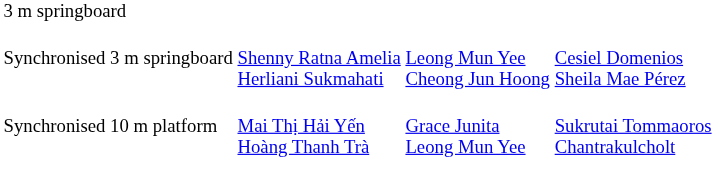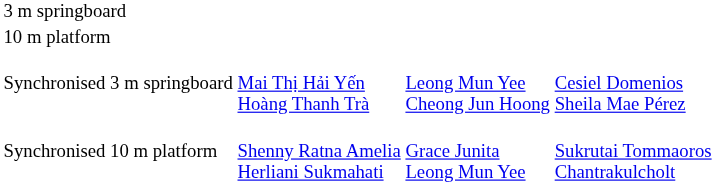+ row: (57, 36)
(319, 68) Shenny Ratna Amelia Herliani Sukmahati -> (303, 94) Mai Thị Hải Yến Hoàng Thanh Trà
(303, 136) Mai Thị Hải Yến Hoàng Thanh Trà -> (319, 161) Shenny Ratna Amelia Herliani Sukmahati
